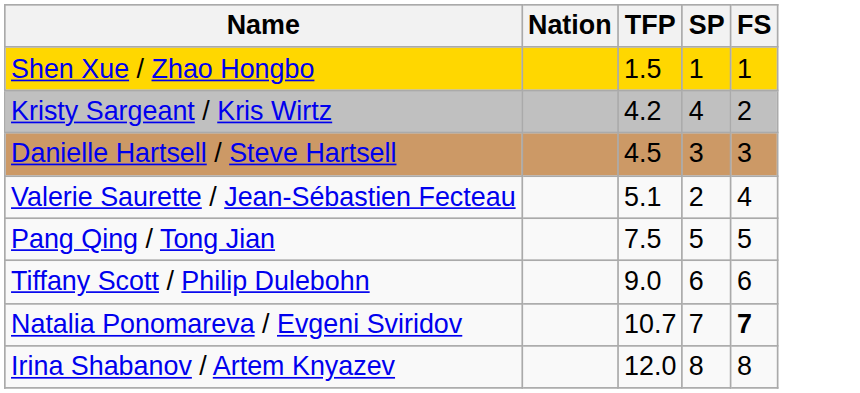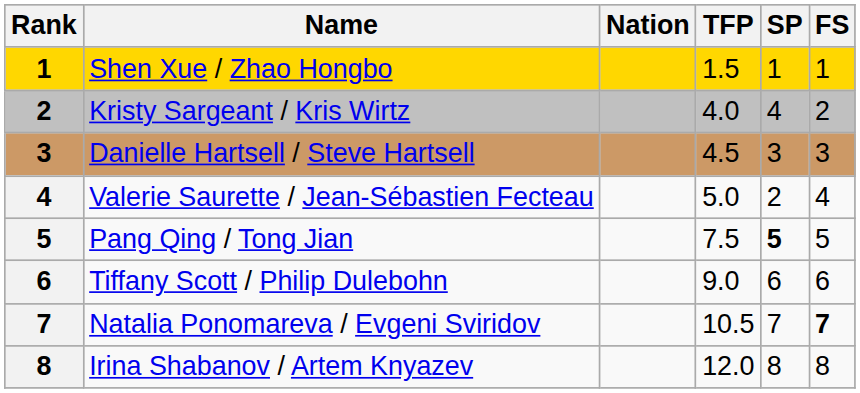+ column: (44, 25)
(643, 111) 4.2 -> (721, 111) 4.0
(643, 196) 5.1 -> (721, 196) 5.0
(696, 238) normal -> (774, 238) bold
(650, 324) 10.7 -> (728, 324) 10.5
